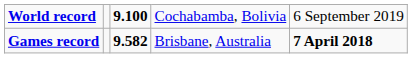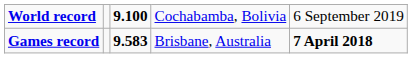(130, 40) 9.582 -> (130, 40) 9.583
